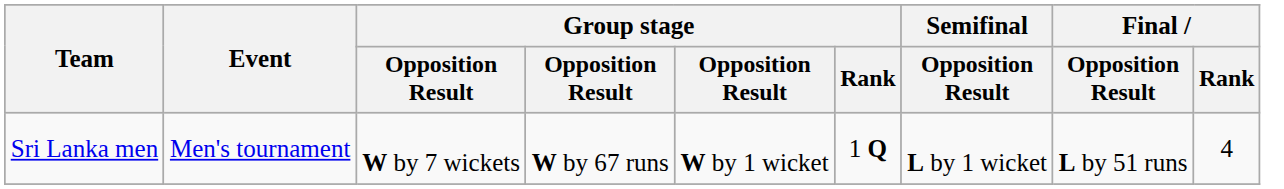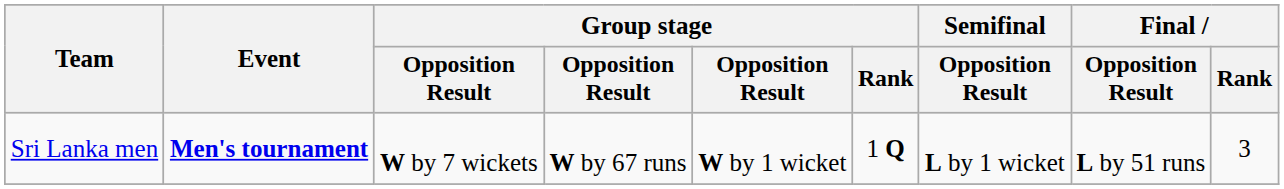(260, 148) normal -> (269, 148) bold
(1227, 148) 4 -> (1244, 148) 3
